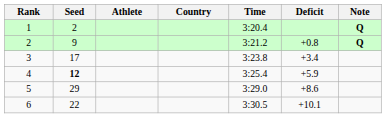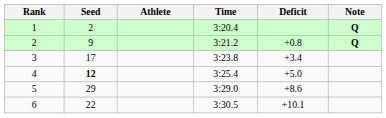- column: (193, 12)
(310, 74) +5.9 -> (293, 74) +5.0
